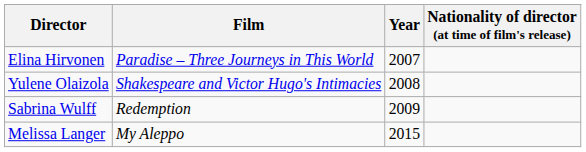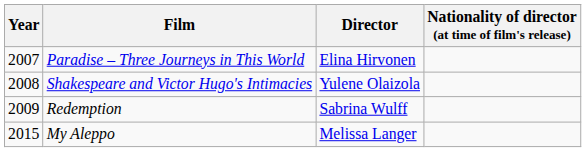columns swapped: (404, 25) <-> (58, 25)
